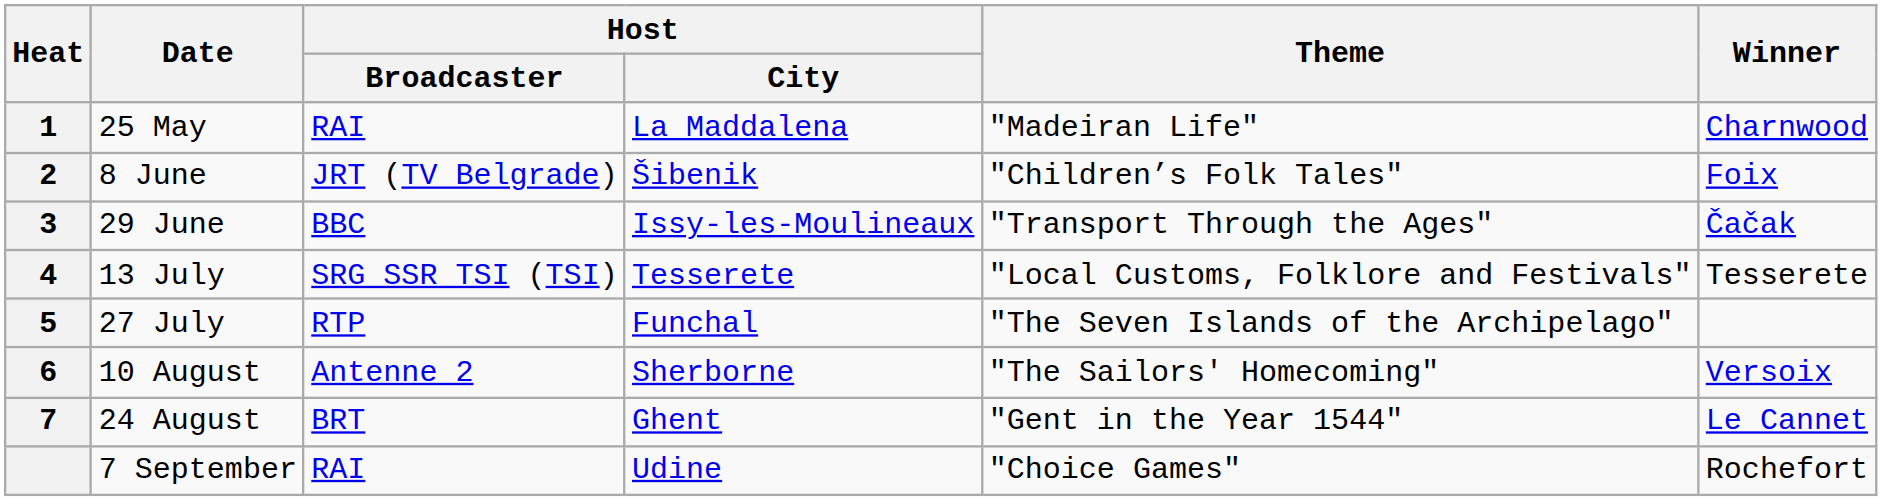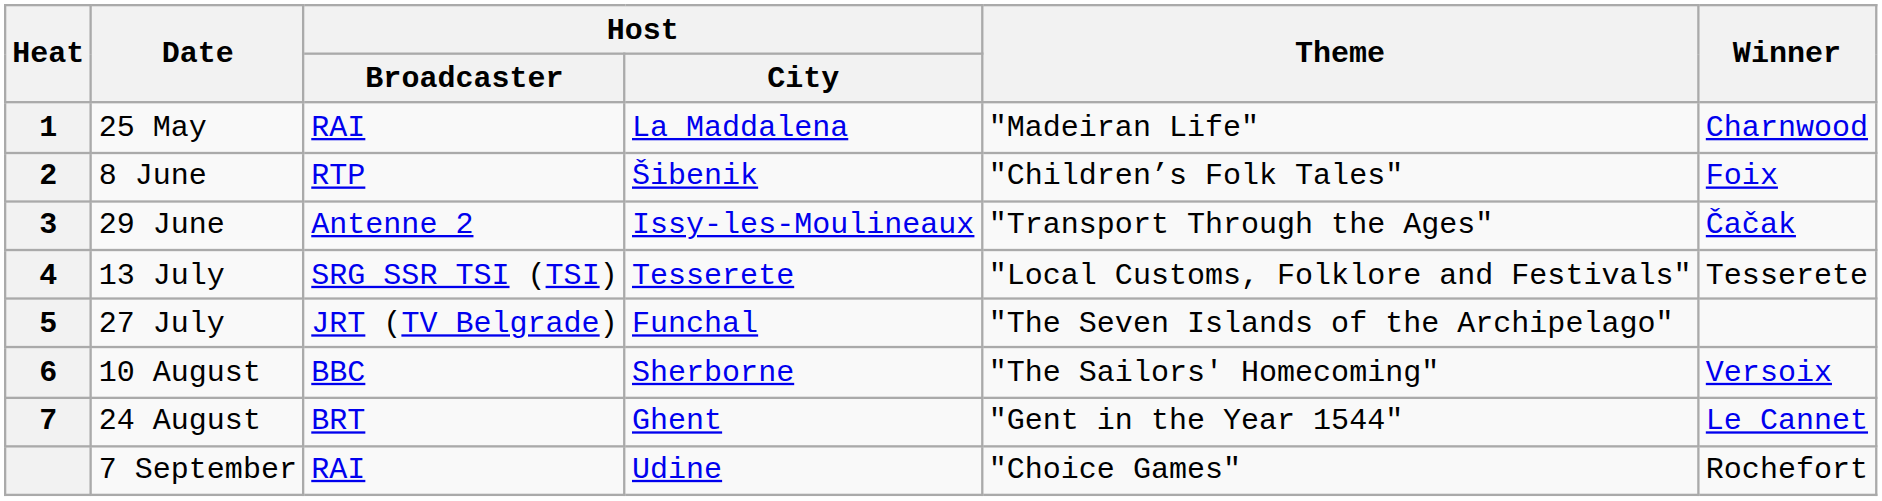(464, 176) JRT (TV Belgrade) -> (338, 176) RTP
(338, 225) BBC -> (392, 225) Antenne 2
(338, 323) RTP -> (464, 323) JRT (TV Belgrade)
(392, 372) Antenne 2 -> (338, 372) BBC
